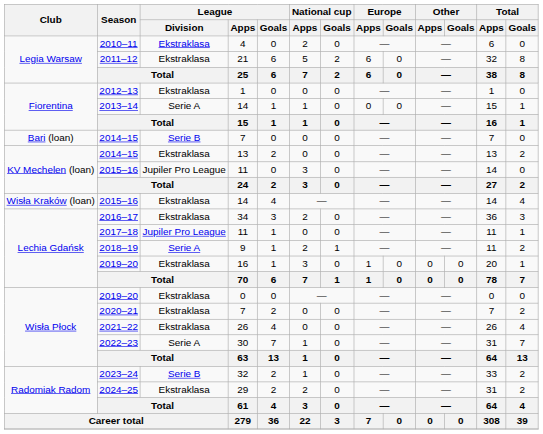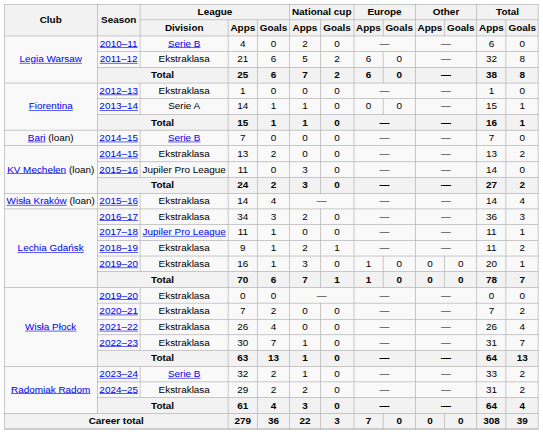(184, 43) Ekstraklasa -> (184, 43) Serie B
(184, 248) Serie A -> (184, 248) Ekstraklasa
(184, 342) Serie A -> (184, 342) Ekstraklasa
